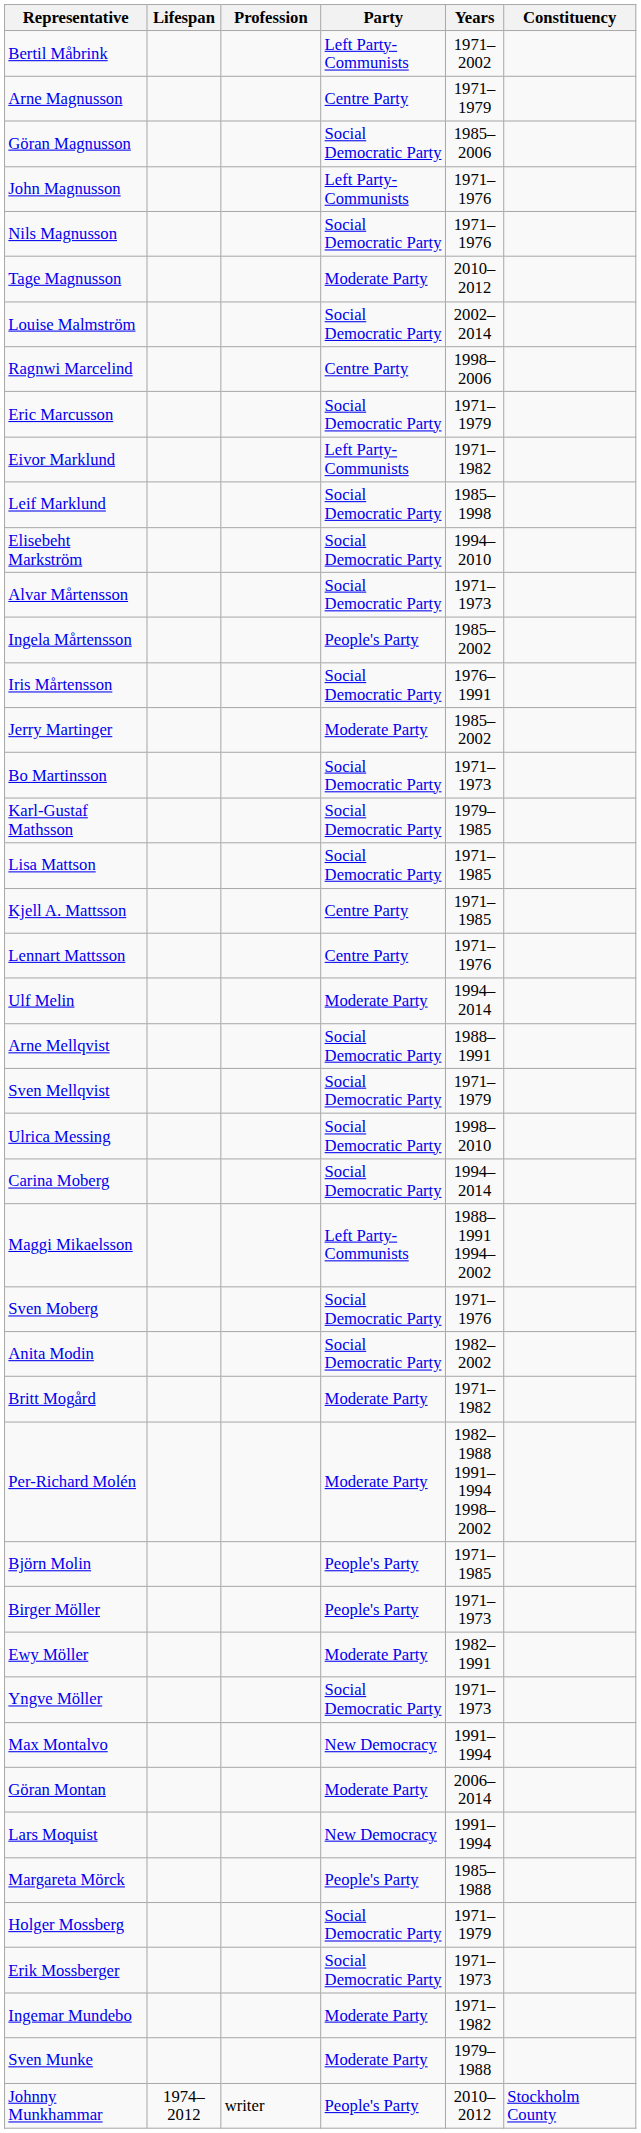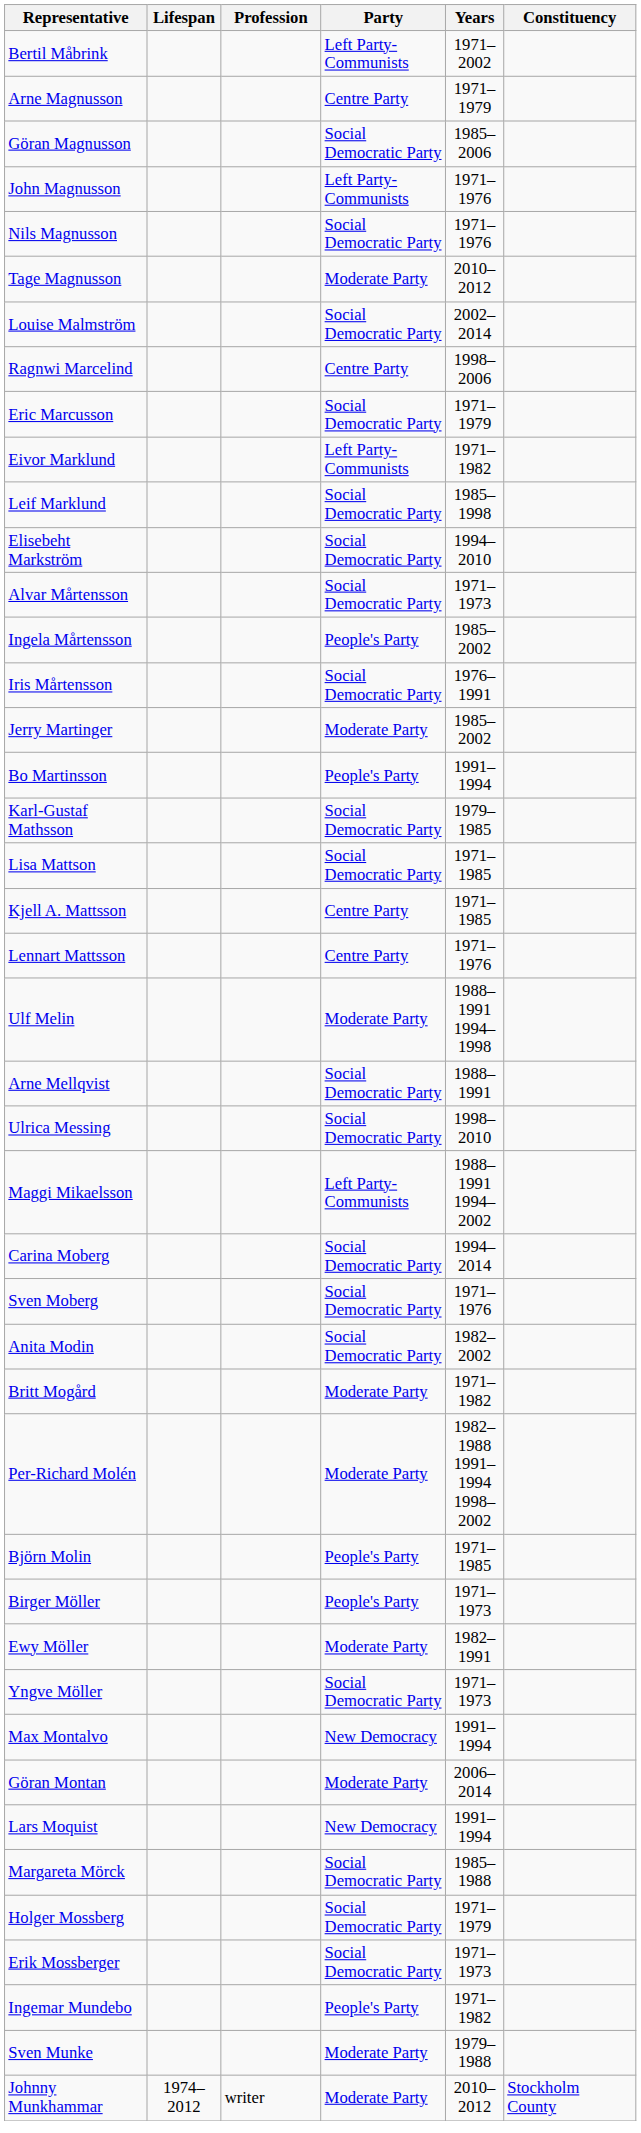(383, 775) Social Democratic Party -> (372, 775) People's Party
(475, 775) 1971–1973 -> (475, 775) 1991–1994
(475, 1000) 1994–2014 -> (475, 1019) 1988–1991 1994–1998
- row: (59, 1090)
rows swapped: (71, 1245) <-> (59, 1181)
(372, 1879) People's Party -> (383, 1872) Social Democratic Party
(376, 2015) Moderate Party -> (372, 2007) People's Party
(372, 2105) People's Party -> (376, 2097) Moderate Party
